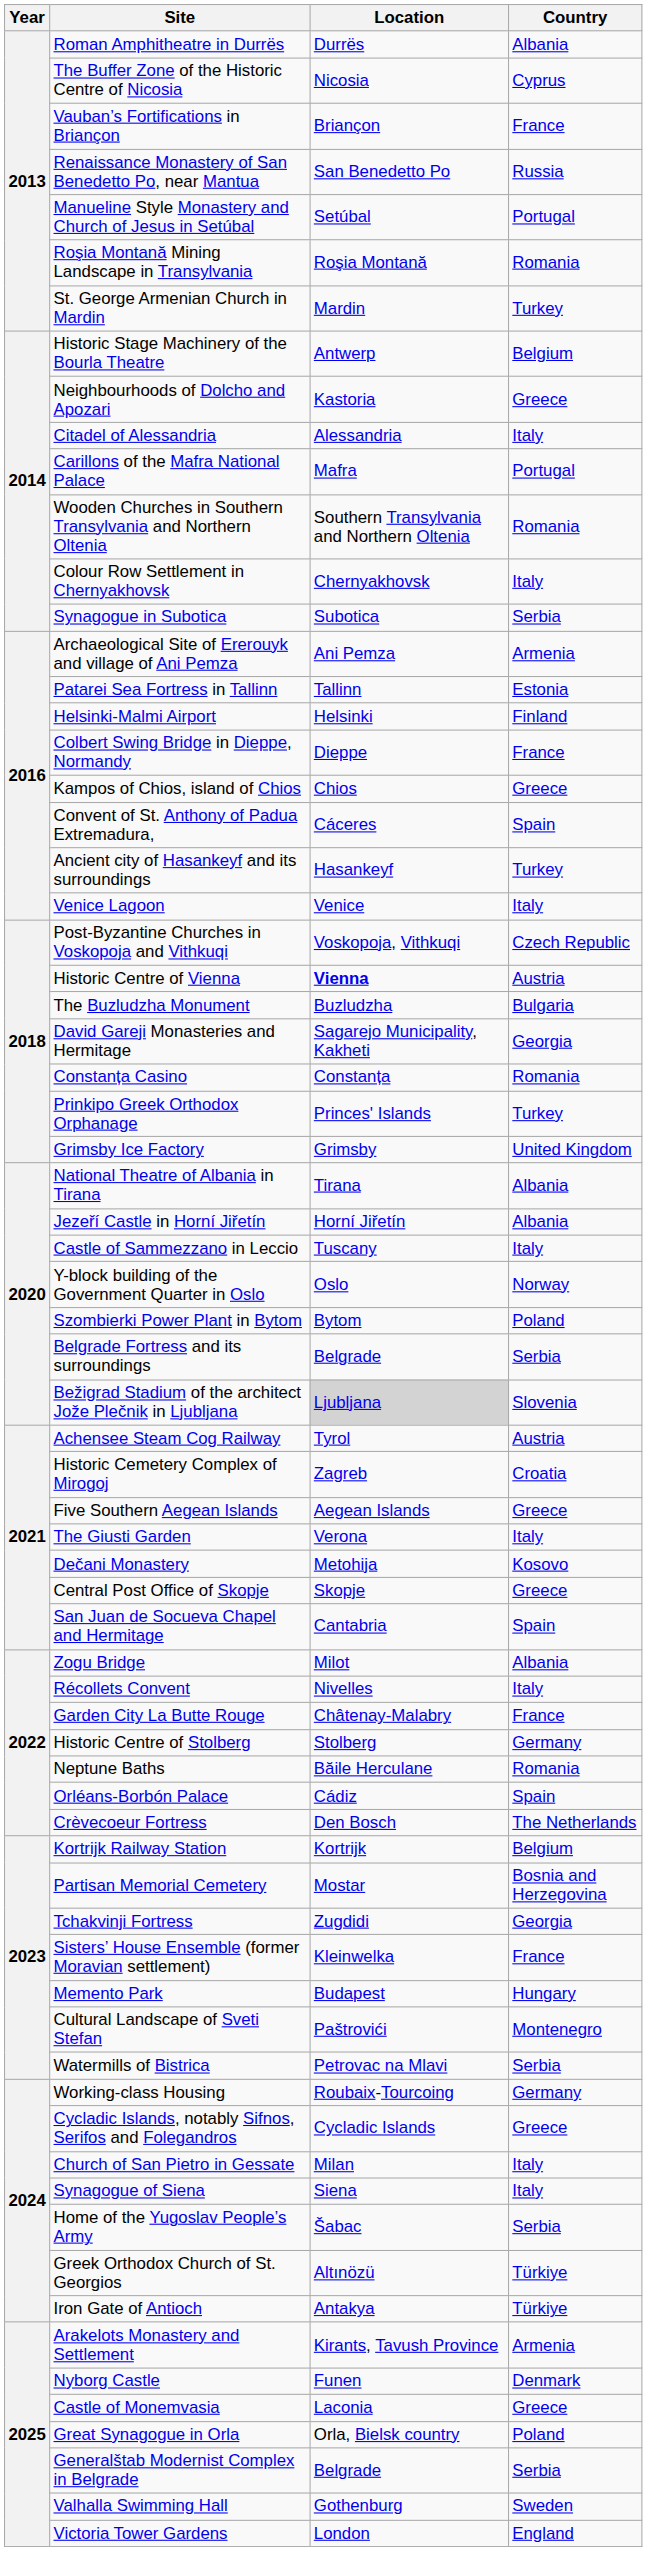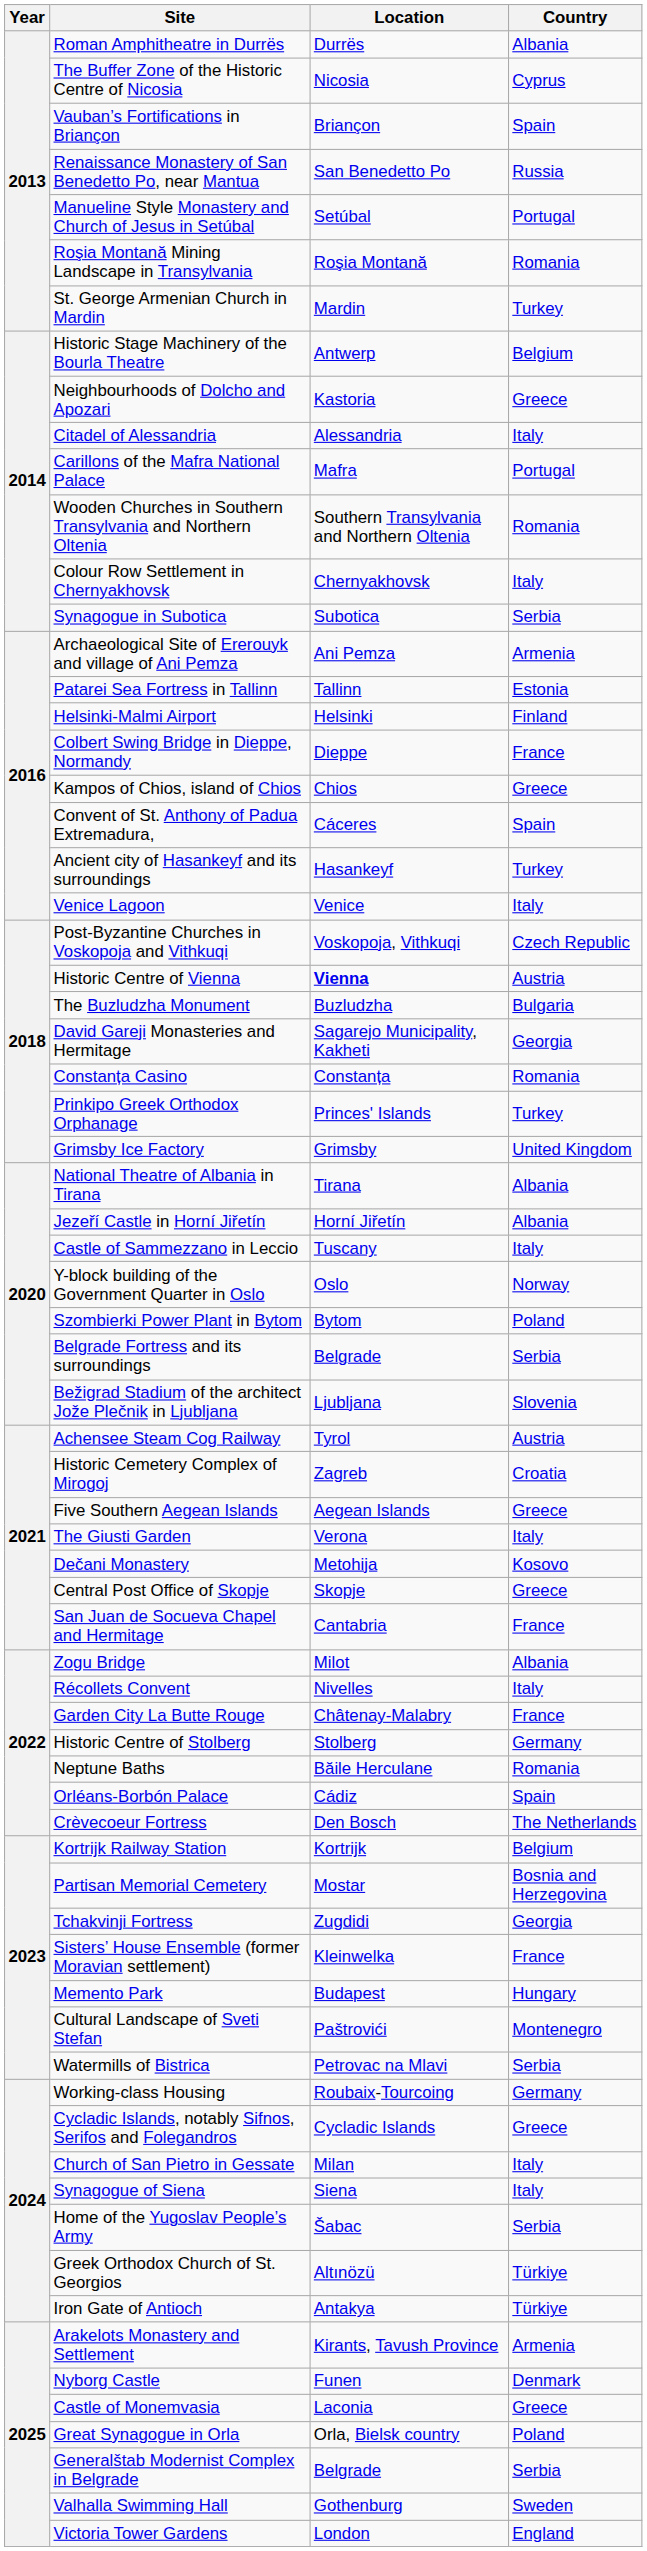(538, 126) France -> (534, 126) Spain
(347, 1402) lightgrey background -> (347, 1402) no background
(534, 1626) Spain -> (538, 1626) France
